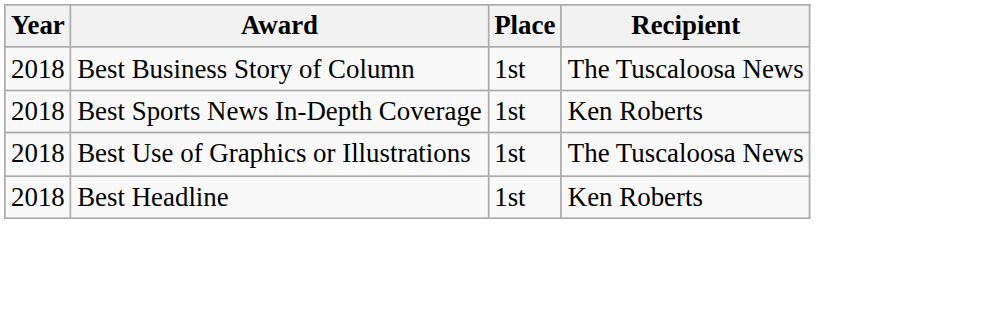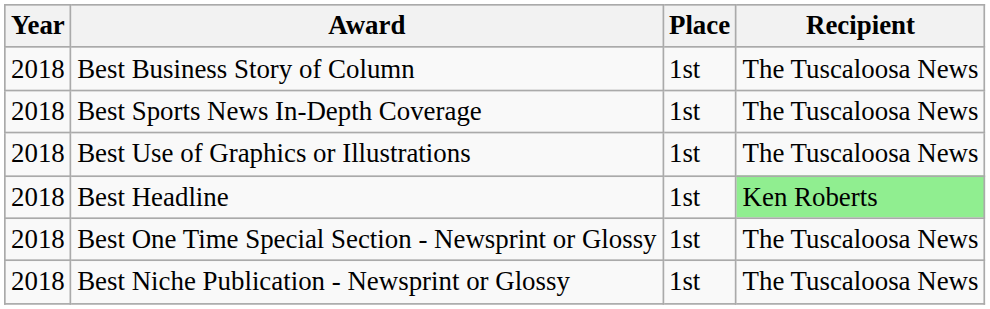(635, 111) Ken Roberts -> (861, 111) The Tuscaloosa News
(635, 196) no background -> (810, 196) lightgreen background
+ row: (367, 238)
+ row: (324, 281)
